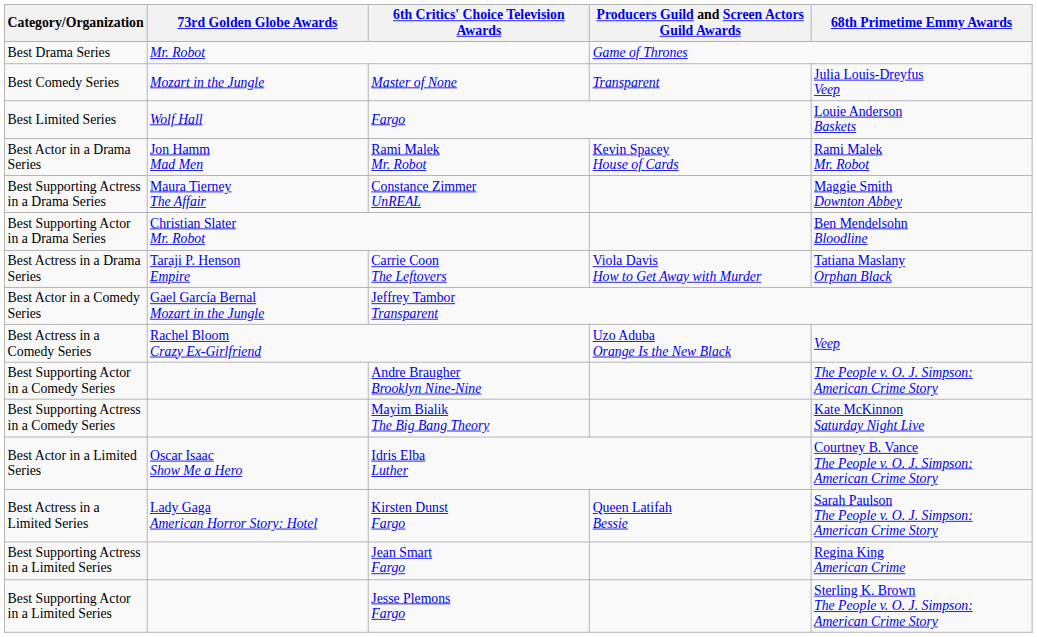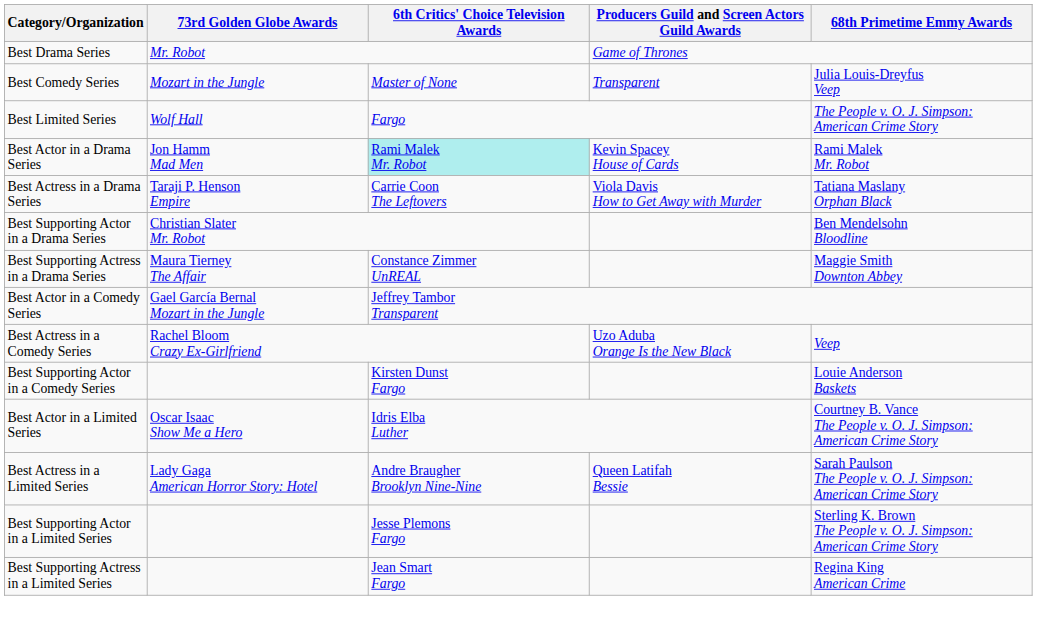(858, 119) Louie Anderson Baskets -> (893, 119) The People v. O. J. Simpson: American Crime Story
(406, 156) no background -> (406, 156) paleturquoise background
rows swapped: (74, 268) <-> (74, 194)
(426, 380) Andre Braugher Brooklyn Nine-Nine -> (410, 380) Kirsten Dunst Fargo
(893, 380) The People v. O. J. Simpson: American Crime Story -> (858, 380) Louie Anderson Baskets
- row: (74, 417)
(410, 515) Kirsten Dunst Fargo -> (426, 478) Andre Braugher Brooklyn Nine-Nine
rows swapped: (69, 605) <-> (74, 560)
